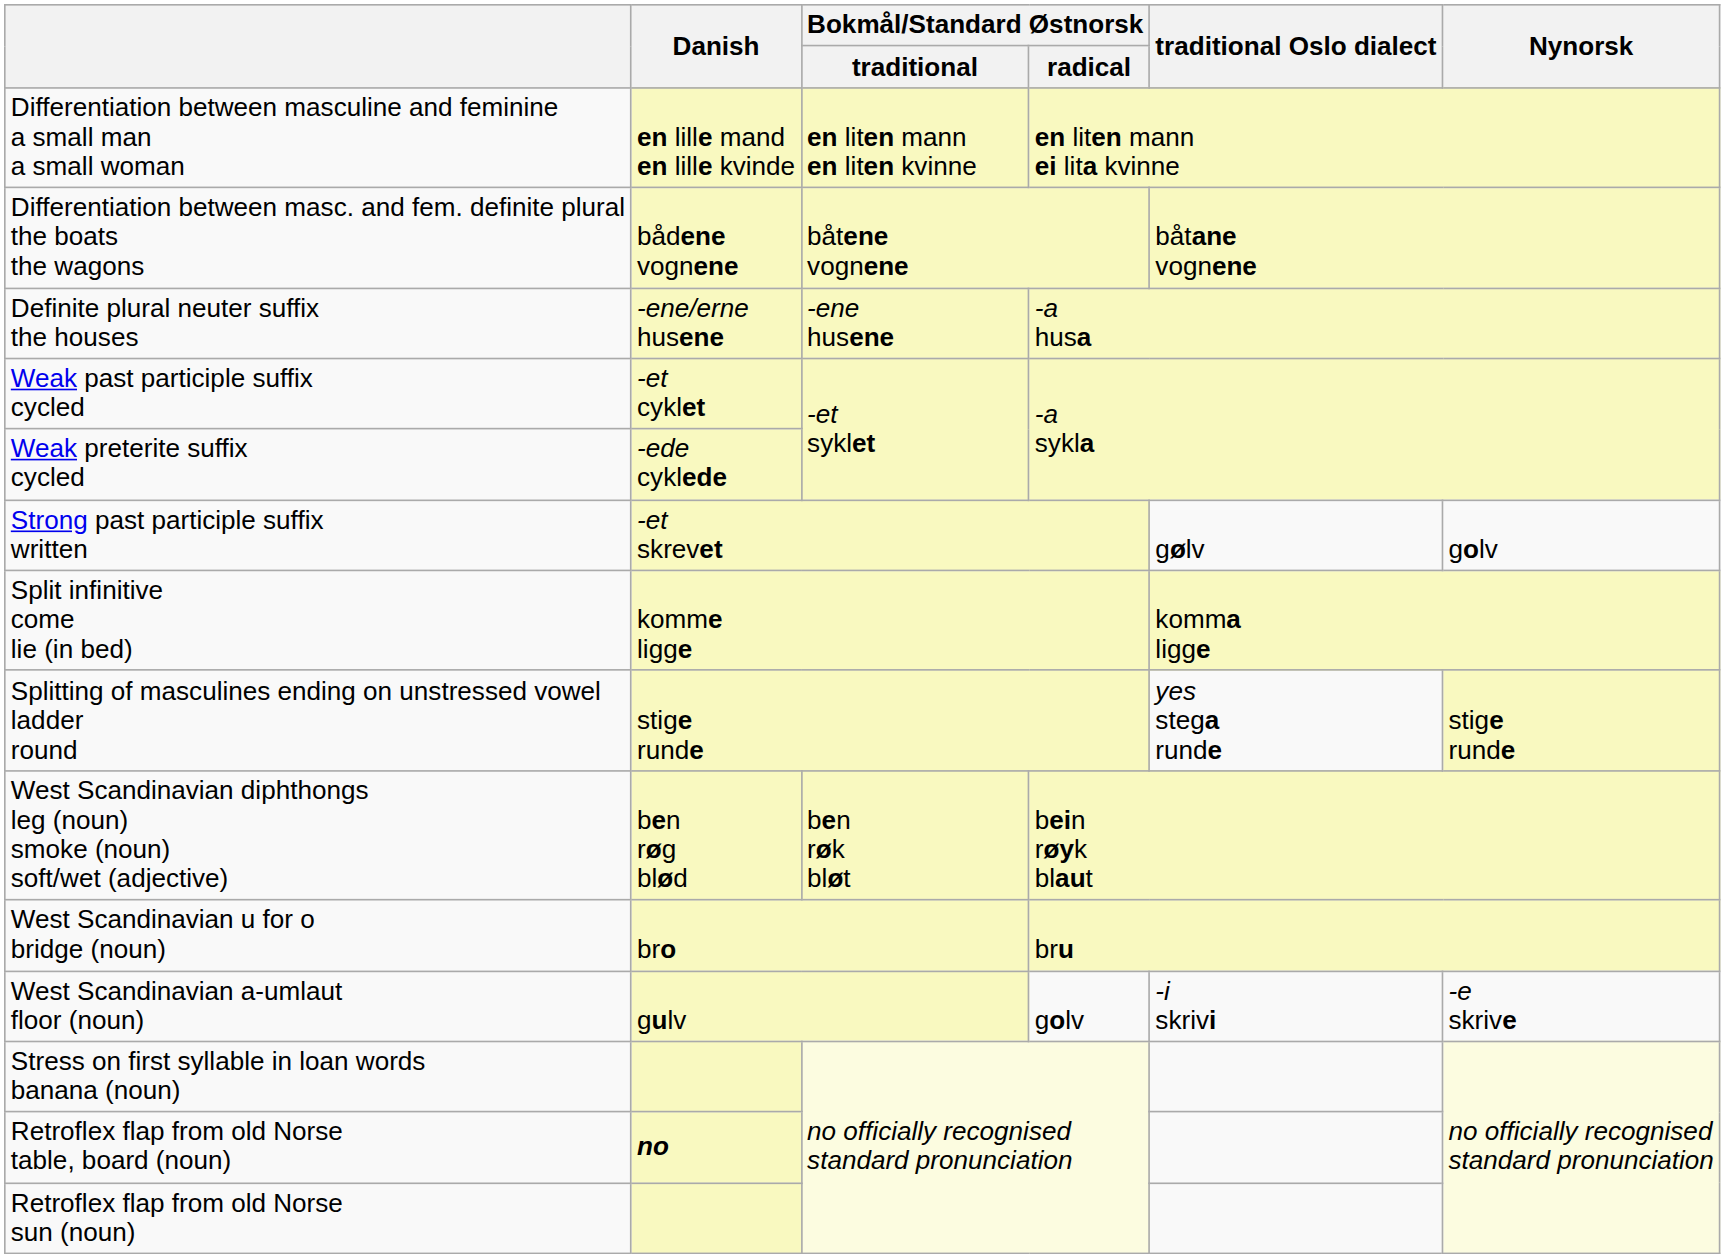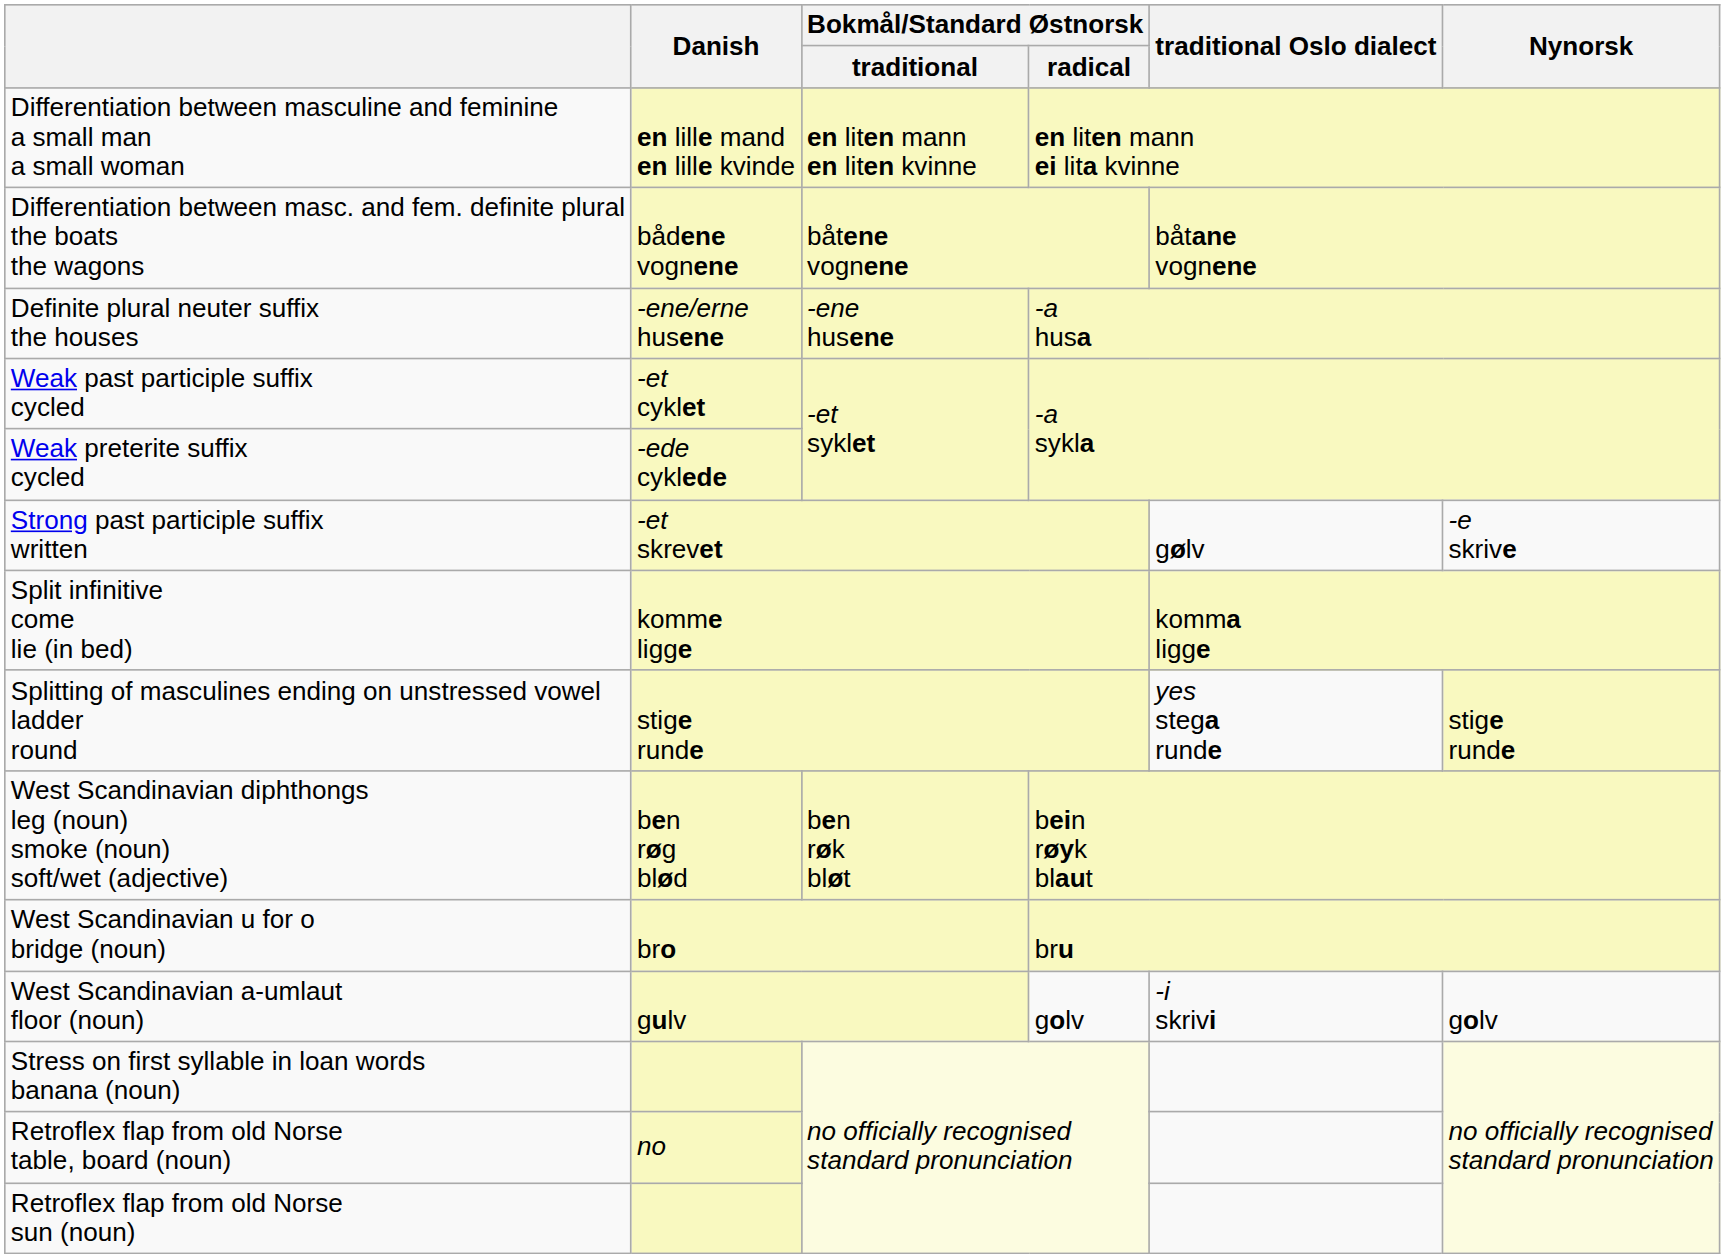(1473, 549) golv -> (1483, 534) -e skrive
(1483, 1005) -e skrive -> (1473, 1020) golv
(653, 1147) bold -> (652, 1147) normal
